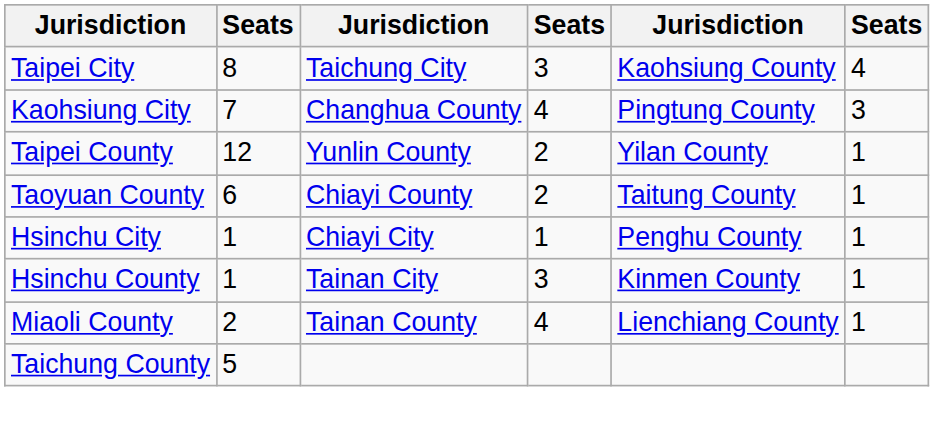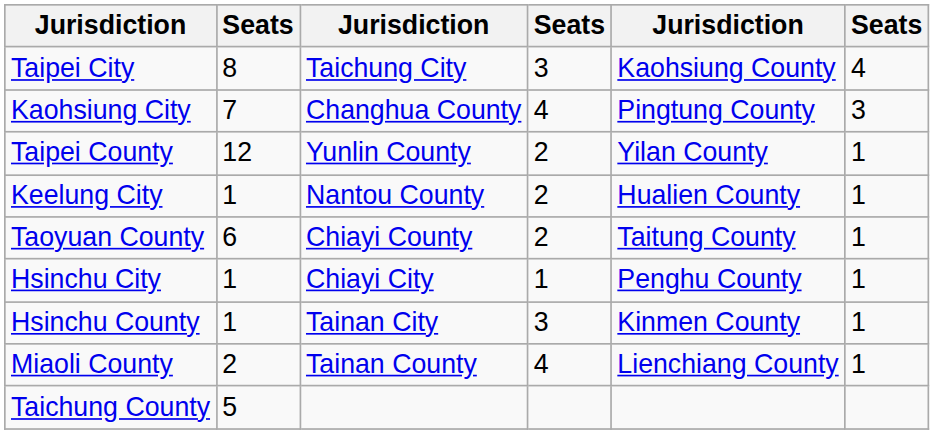+ row: (87, 195)
